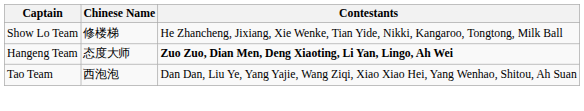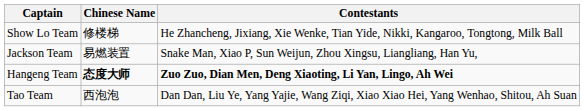+ row: (40, 54)
(107, 53) normal -> (107, 74) bold
